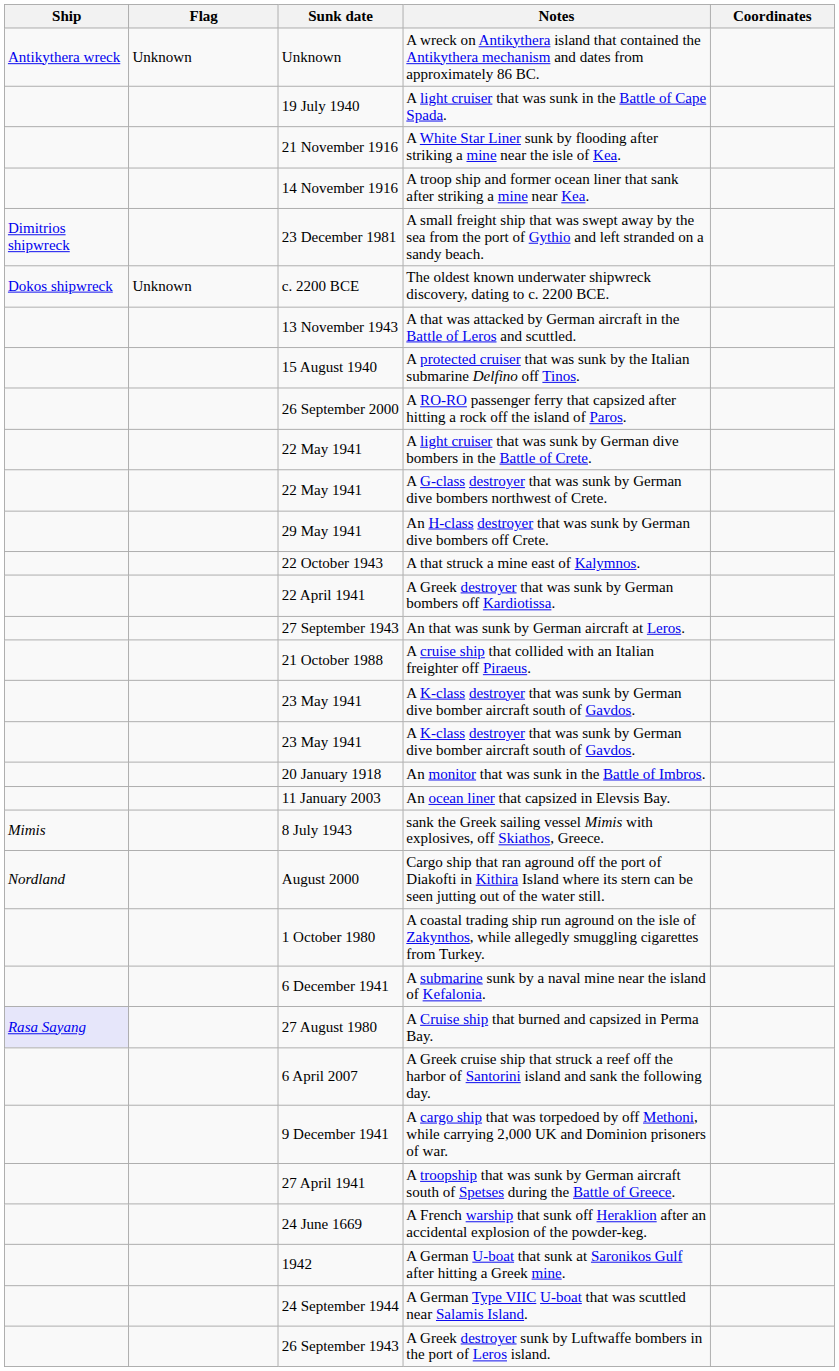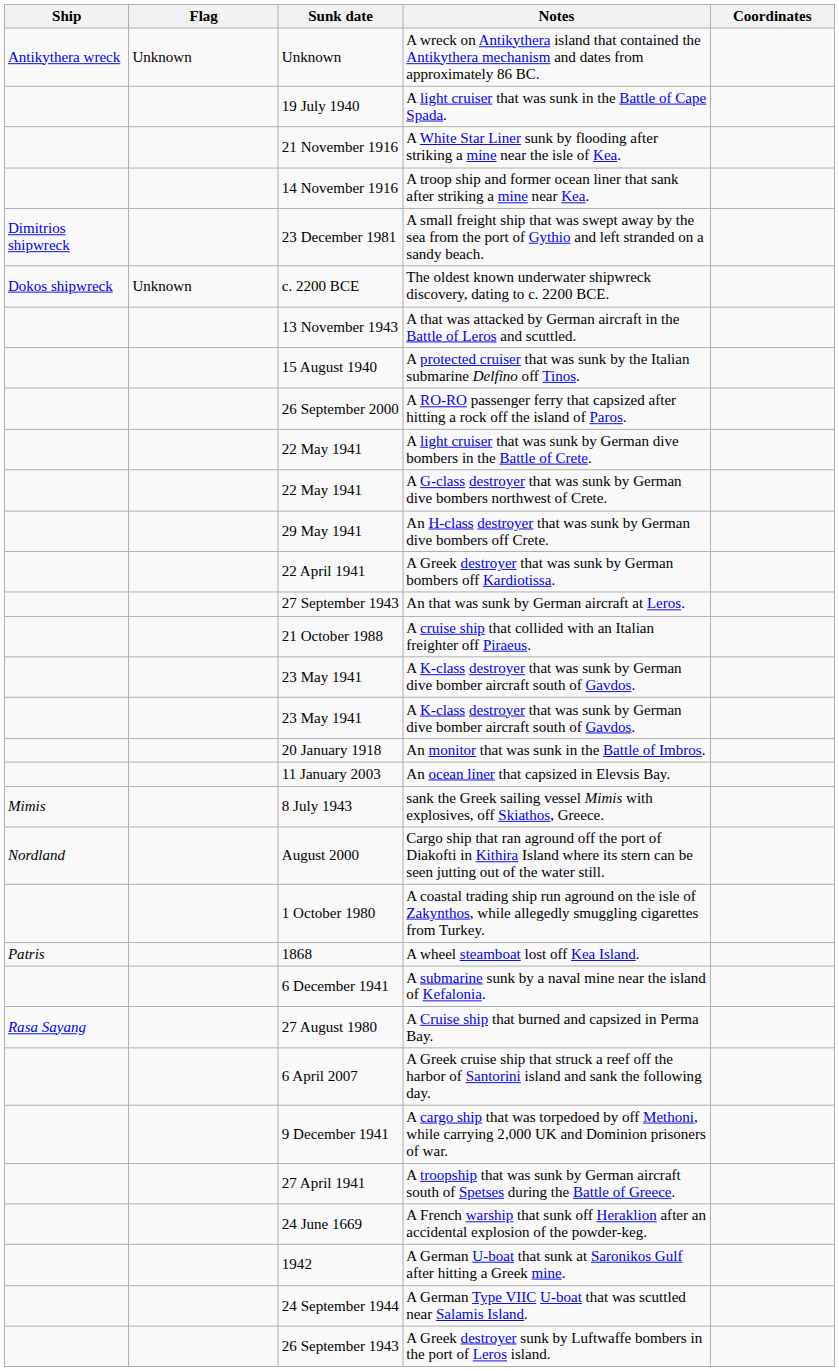- row: (332, 563)
+ row: (297, 954)
(47, 1027) lavender background -> (47, 1027) no background
